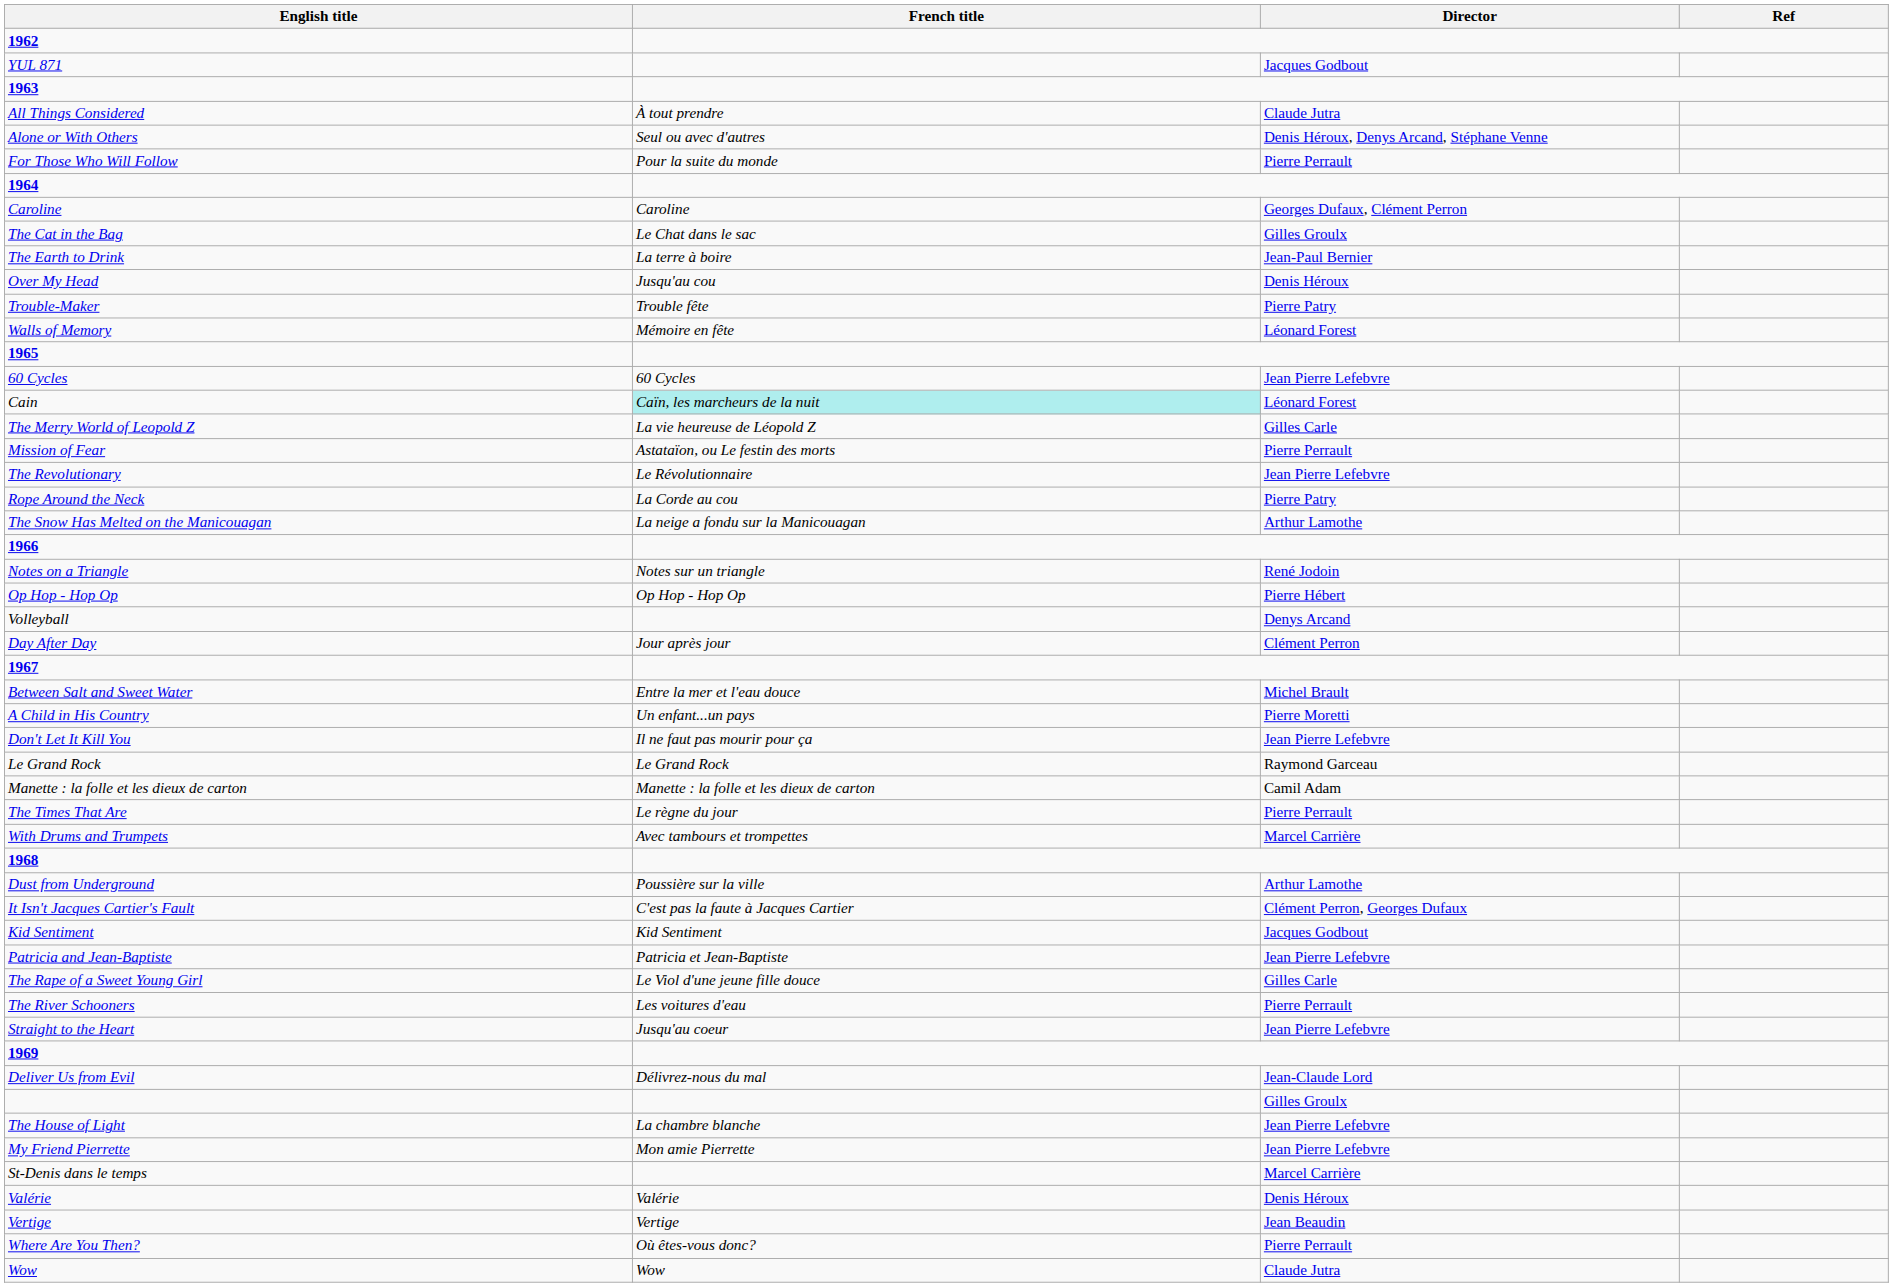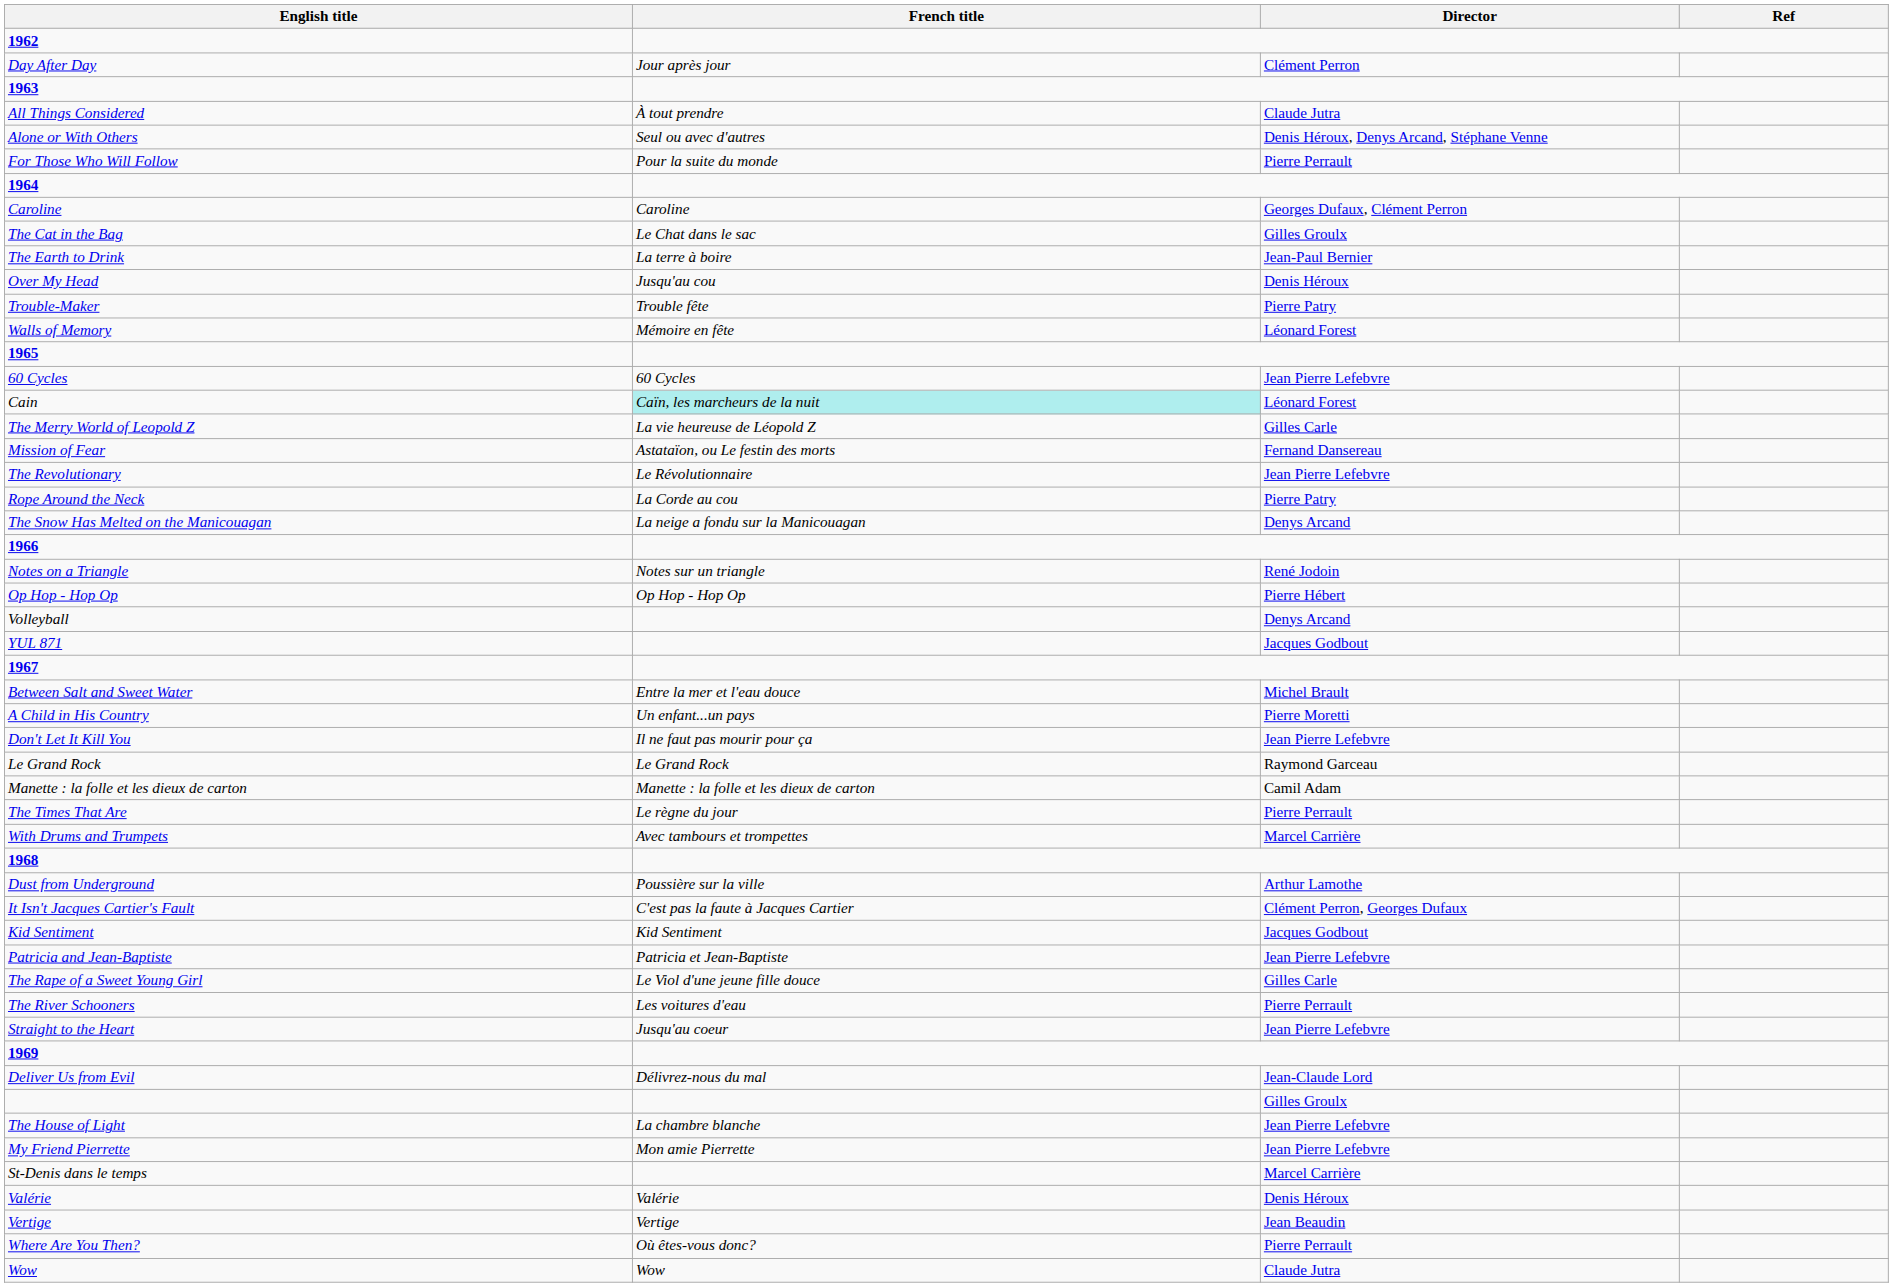rows swapped: (52, 643) <-> (35, 64)
(1308, 450) Pierre Perrault -> (1323, 450) Fernand Dansereau
(1313, 522) Arthur Lamothe -> (1307, 522) Denys Arcand
